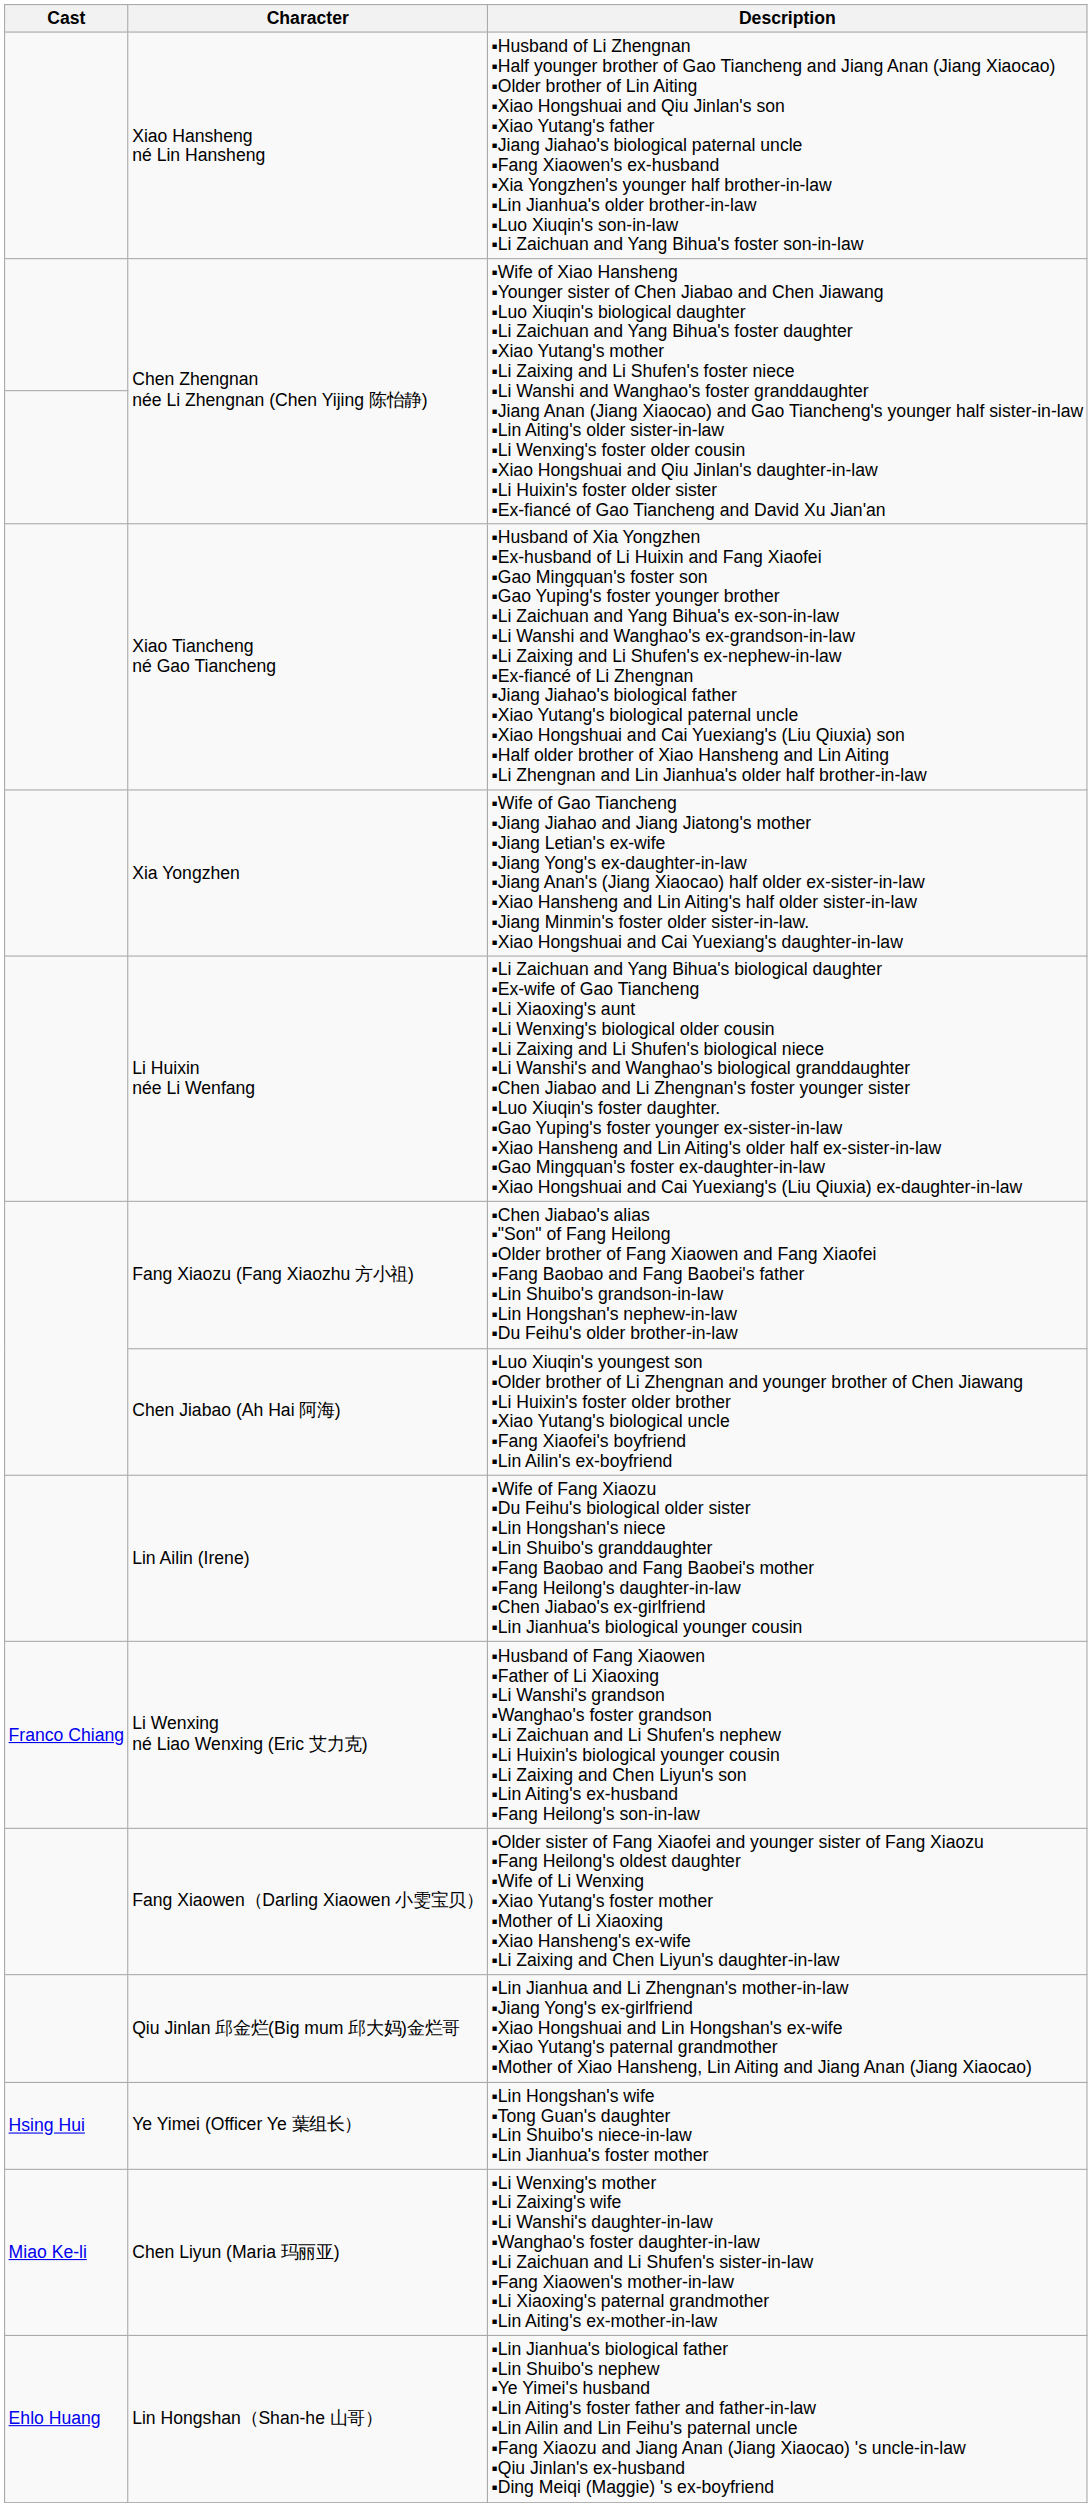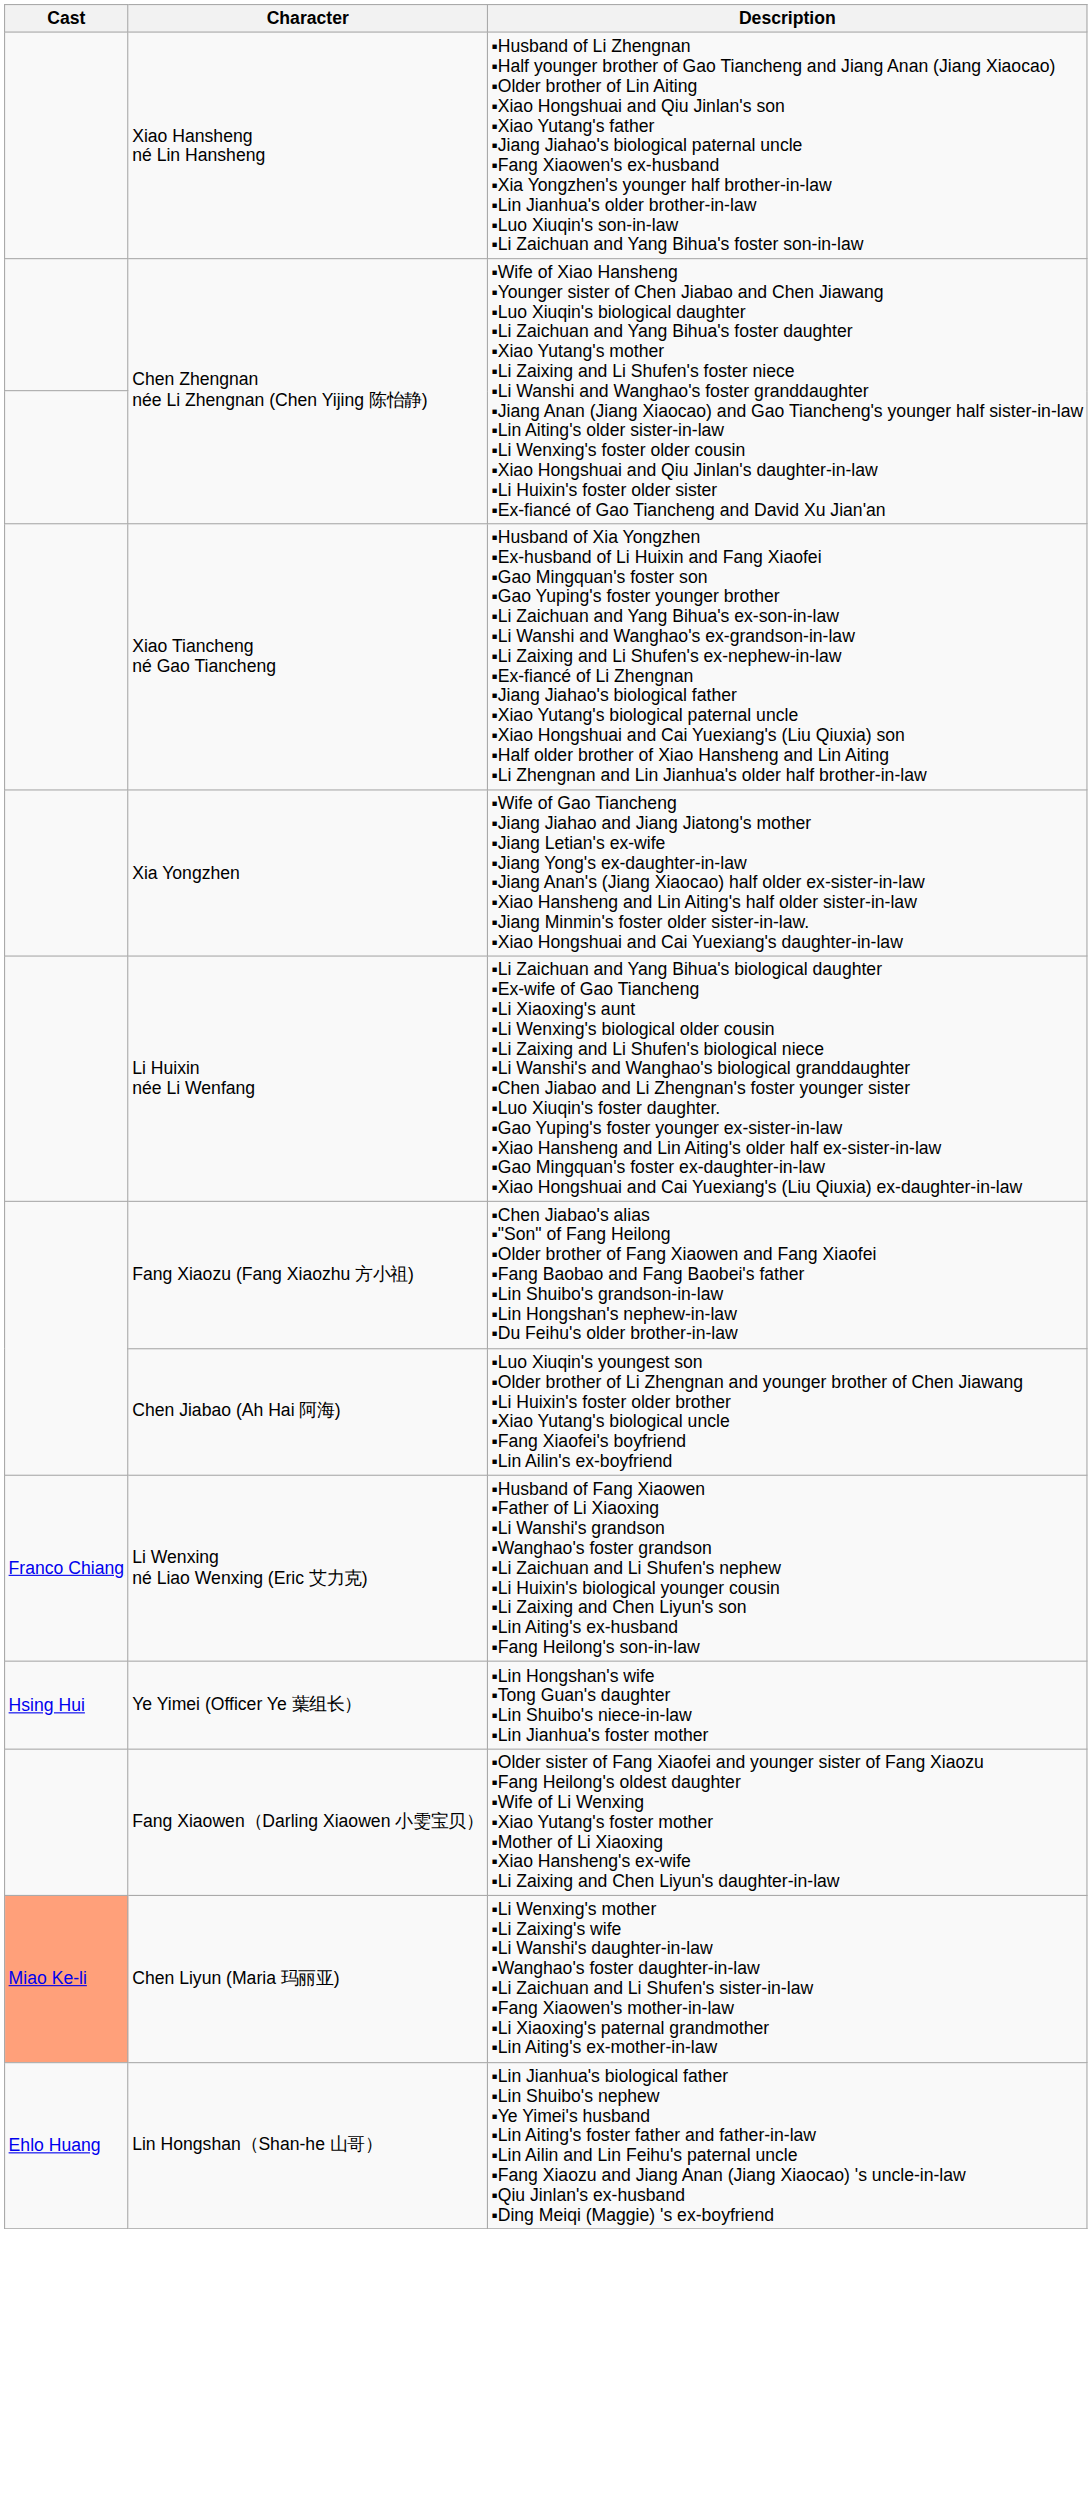- row: (191, 1558)
rows swapped: (308, 1900) <-> (247, 2124)
- row: (296, 2027)
(48, 2252) no background -> (48, 1978) lightsalmon background
